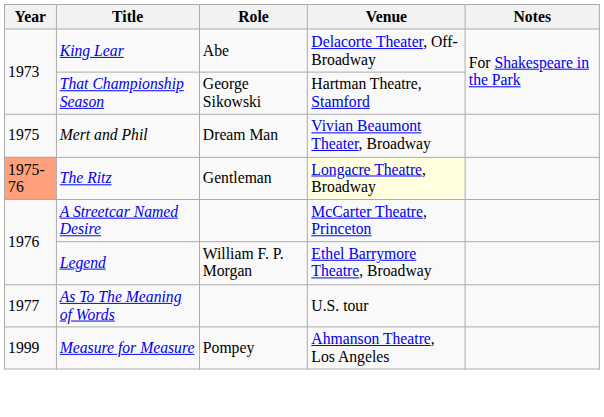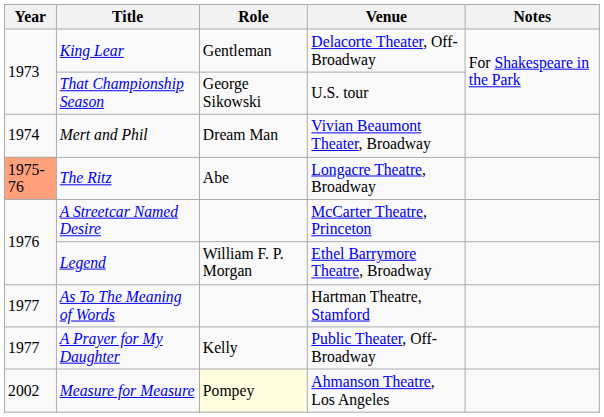(216, 50) Abe -> (237, 50) Gentleman
(367, 93) Hartman Theatre, Stamford -> (340, 93) U.S. tour
(24, 135) 1975 -> (24, 135) 1974
(237, 178) Gentleman -> (216, 178) Abe
(369, 178) lightyellow background -> (369, 178) no background
(340, 305) U.S. tour -> (367, 305) Hartman Theatre, Stamford
+ row: (111, 348)
(24, 348) 1999 -> (24, 390) 2002
(229, 348) no background -> (229, 390) lightyellow background
